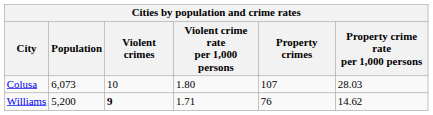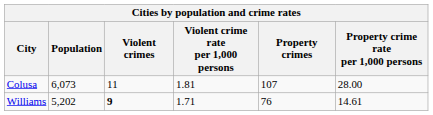(113, 84) 10 -> (112, 84) 11
(186, 84) 1.80 -> (186, 84) 1.81
(350, 84) 28.03 -> (350, 84) 28.00
(64, 101) 5,200 -> (64, 101) 5,202
(350, 101) 14.62 -> (350, 101) 14.61
